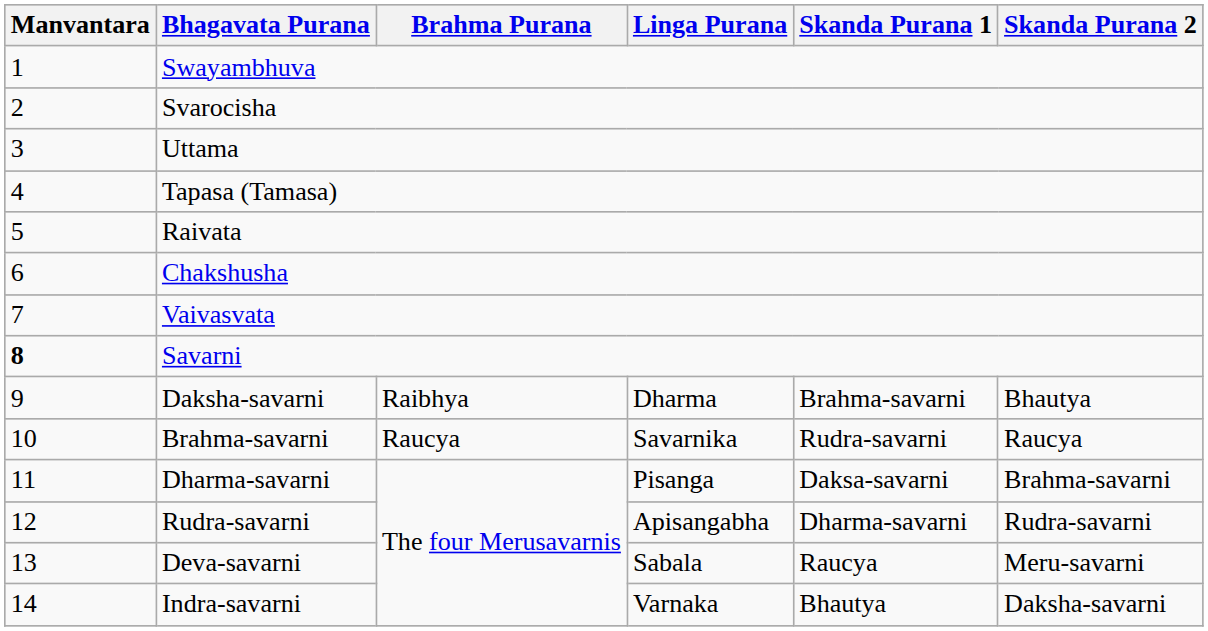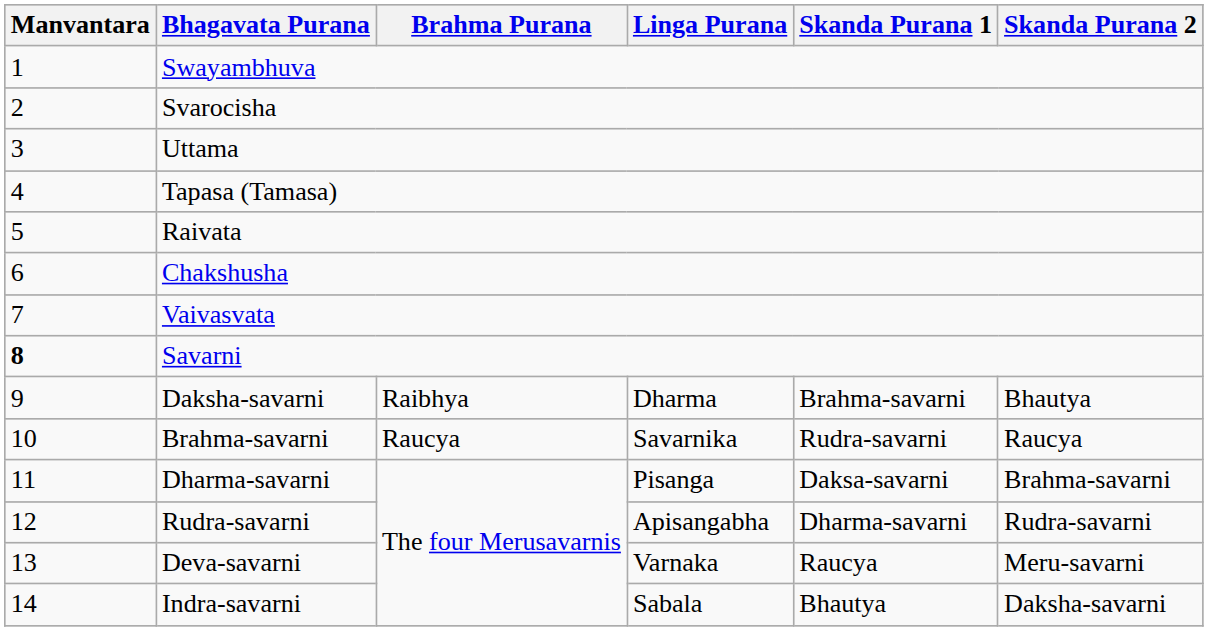(668, 562) Sabala -> (676, 562) Varnaka
(676, 604) Varnaka -> (668, 604) Sabala
